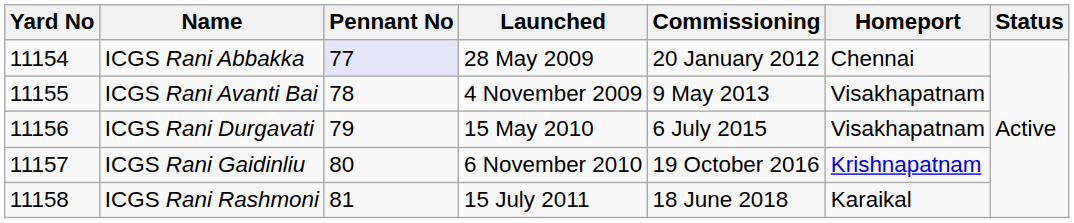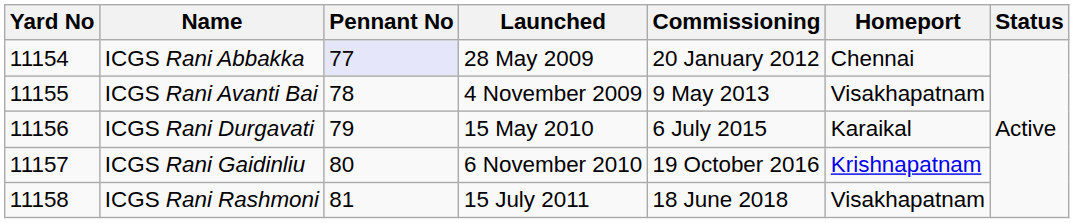(908, 128) Visakhapatnam -> (871, 128) Karaikal
(871, 199) Karaikal -> (908, 199) Visakhapatnam
